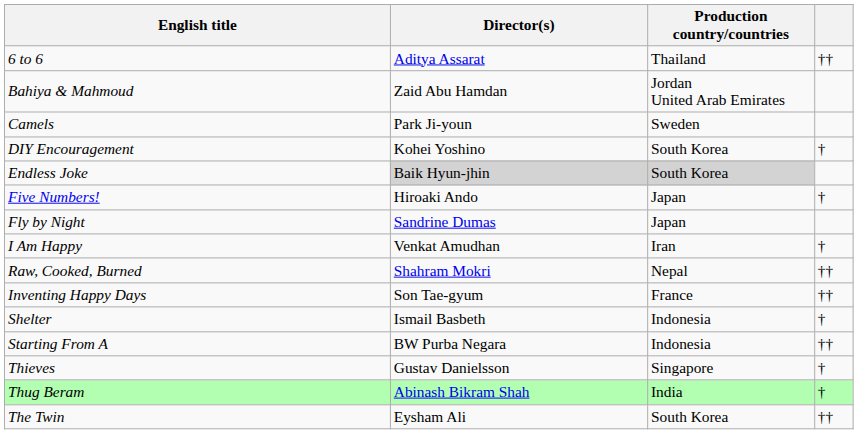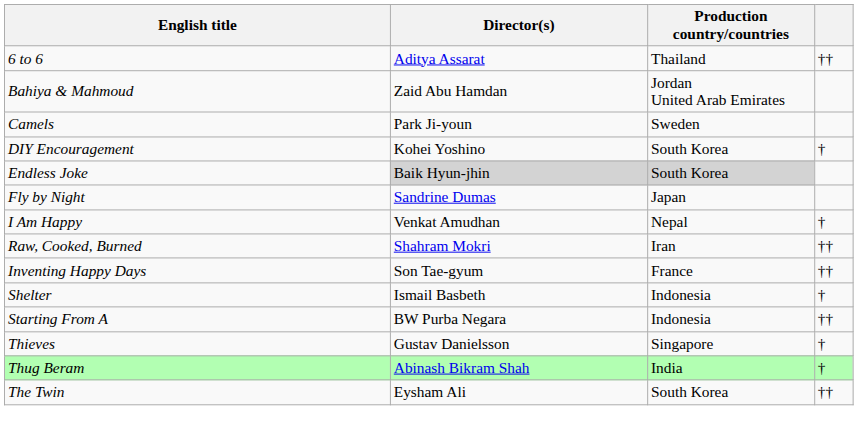- row: (54, 197)
(663, 246) Iran -> (669, 221) Nepal
(669, 270) Nepal -> (663, 246) Iran
